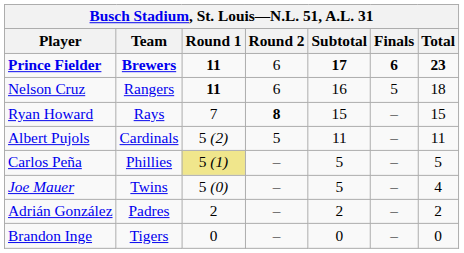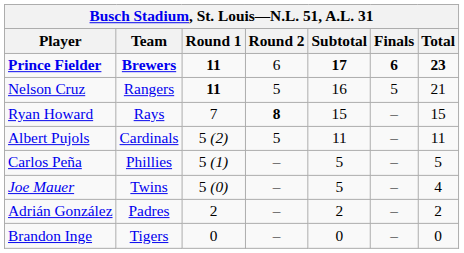(277, 89) 6 -> (277, 89) 5
(438, 89) 18 -> (438, 89) 21
(214, 162) khaki background -> (214, 162) no background
